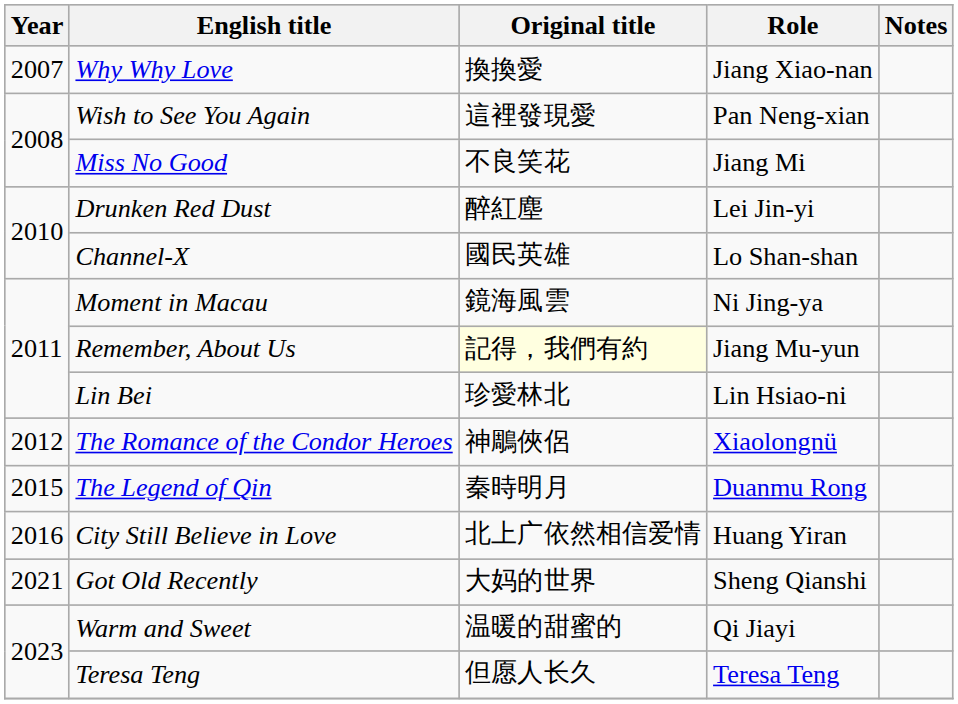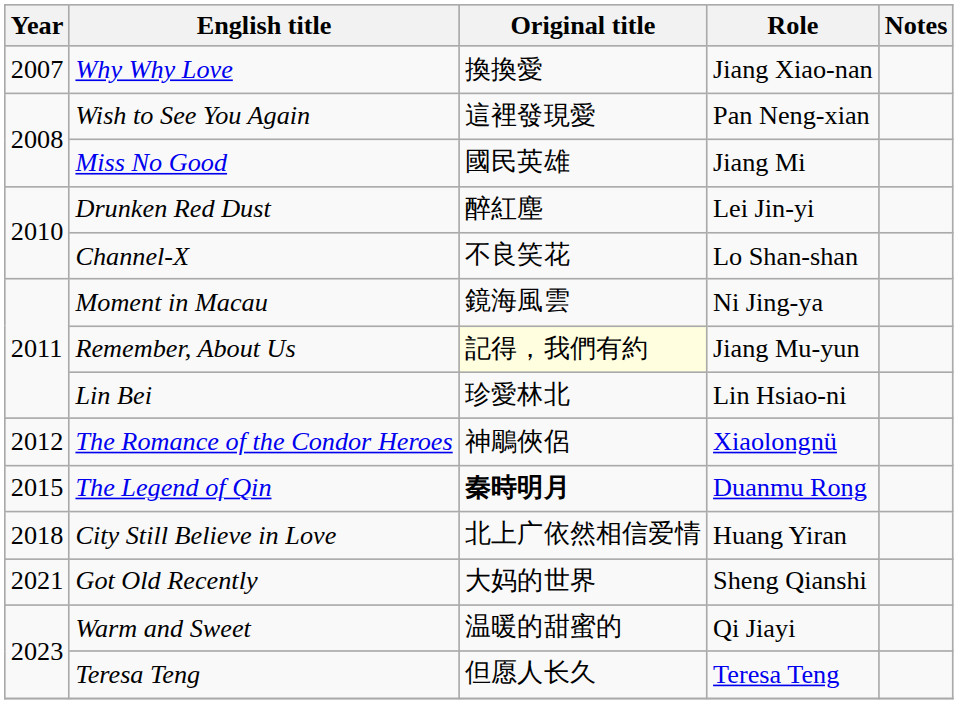(517, 161) 不良笑花 -> (517, 161) 國民英雄
(517, 254) 國民英雄 -> (517, 254) 不良笑花
(517, 487) normal -> (517, 487) bold
(37, 534) 2016 -> (37, 534) 2018
